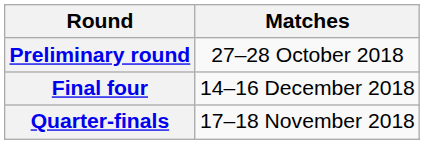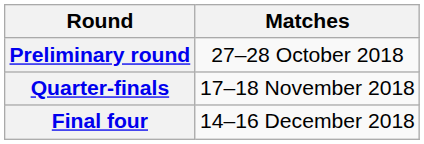rows swapped: (100, 121) <-> (100, 88)
